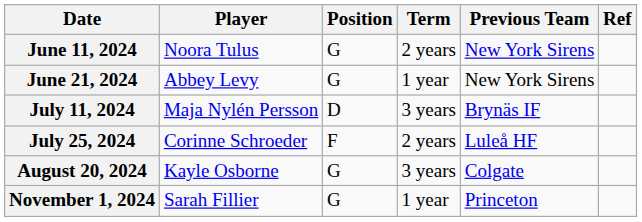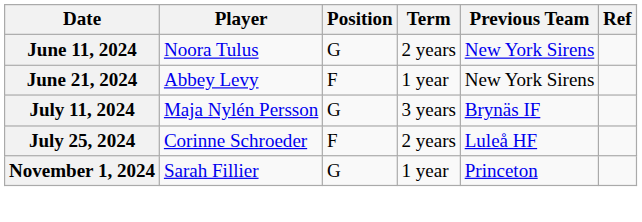(334, 79) G -> (332, 79) F
(334, 110) D -> (334, 110) G
- row: (82, 170)
